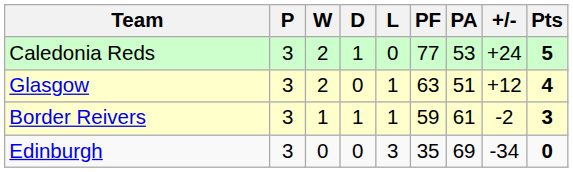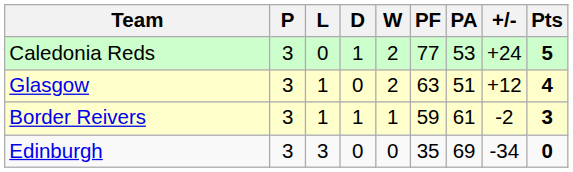columns swapped: (323, 20) <-> (393, 20)
